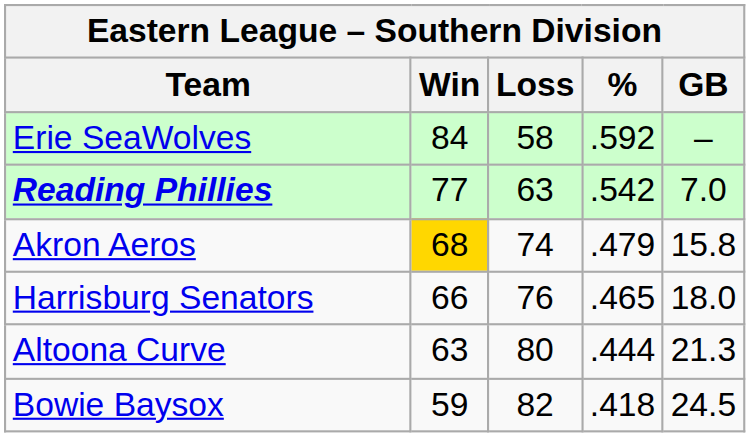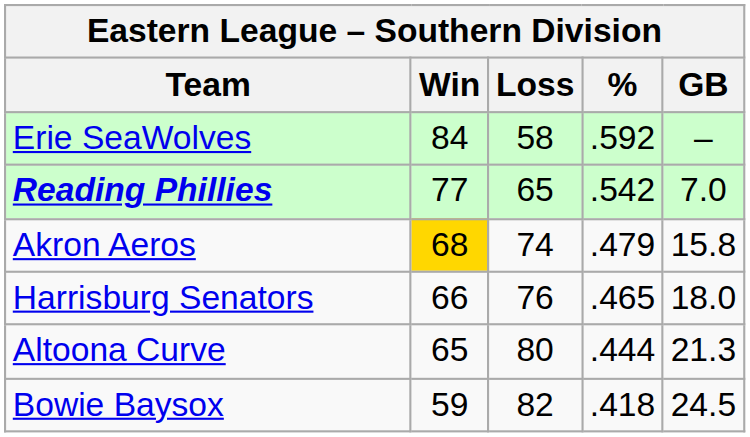(535, 191) 63 -> (535, 191) 65
(450, 350) 63 -> (450, 350) 65
